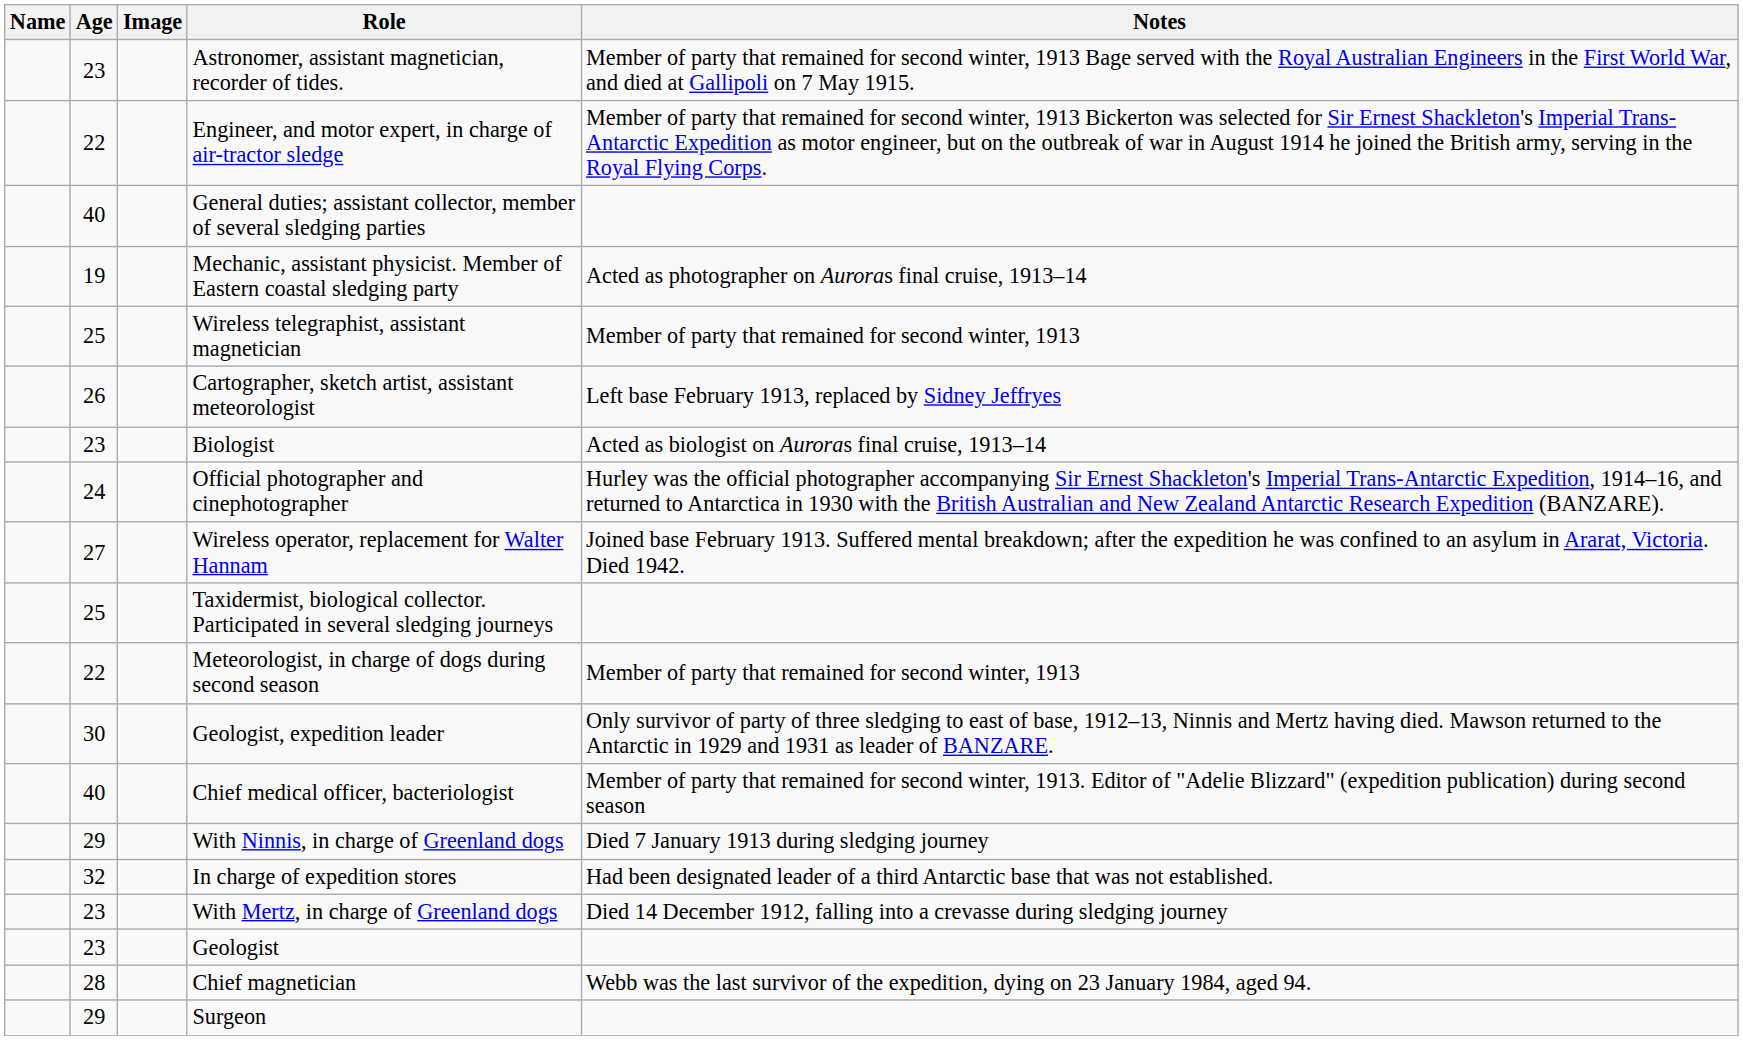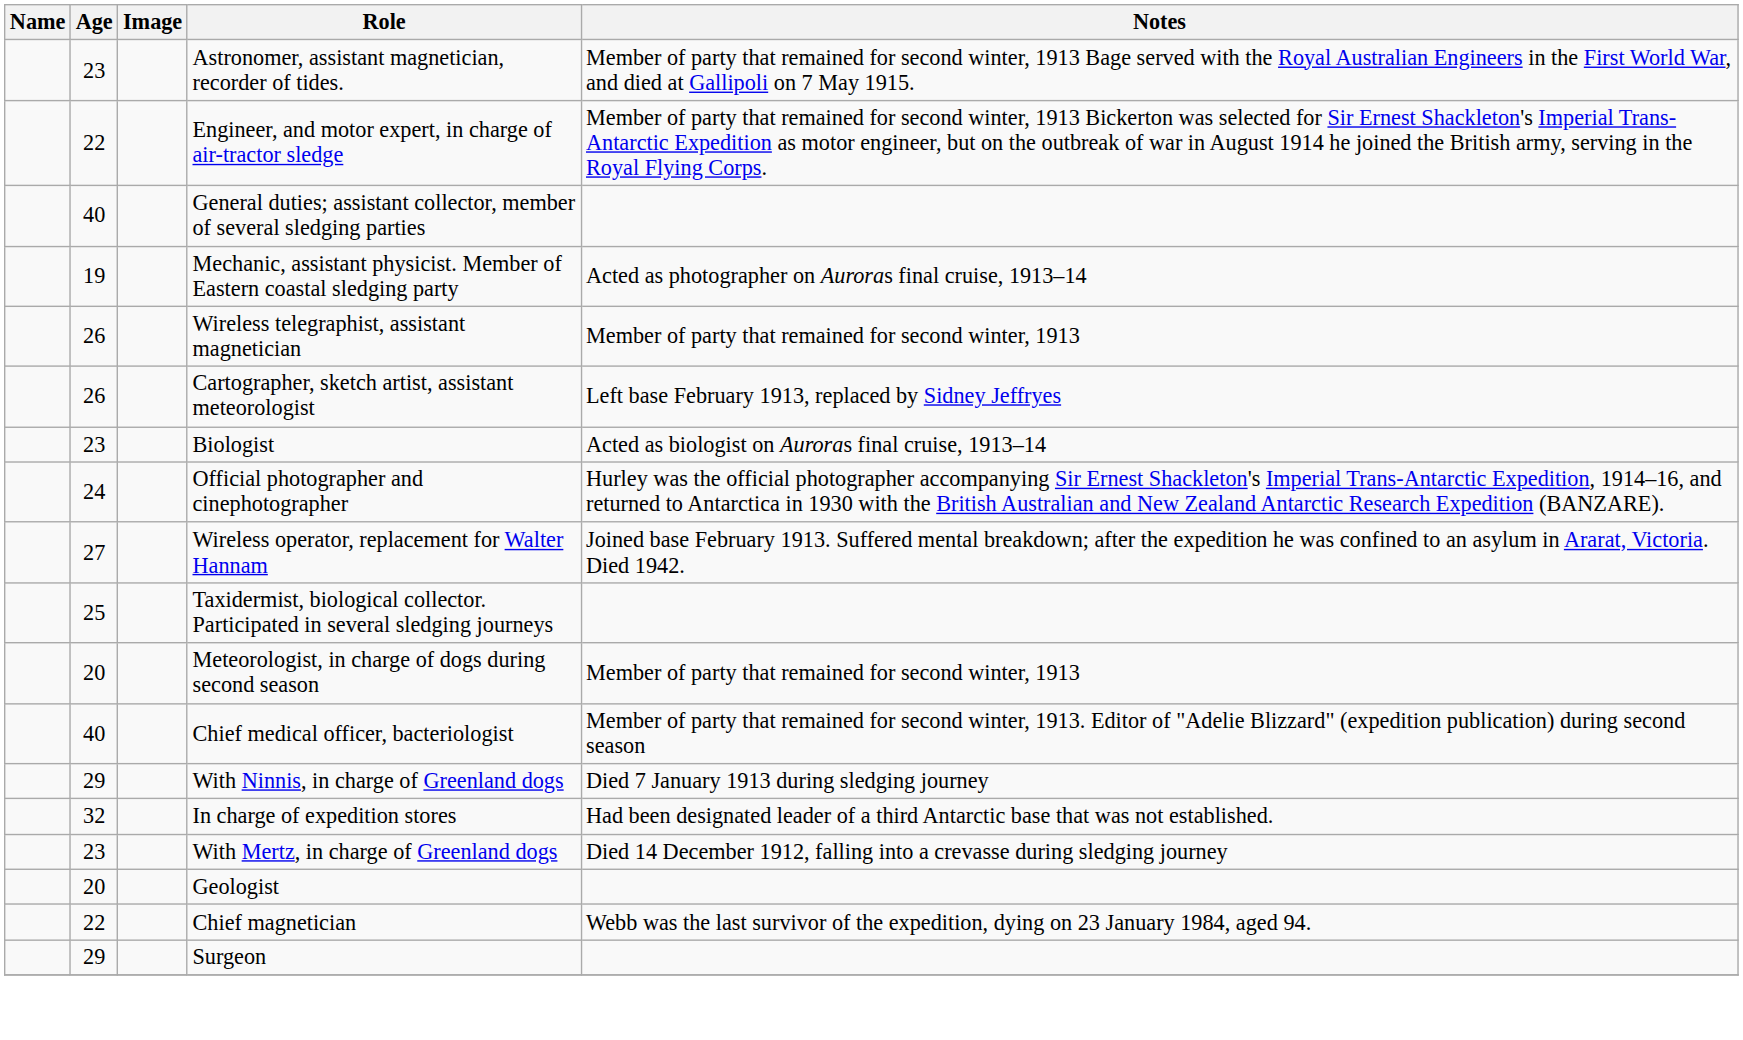(94, 336) 25 -> (94, 336) 26
(94, 672) 22 -> (94, 672) 20
- row: (318, 733)
(94, 947) 23 -> (94, 886) 20
(94, 982) 28 -> (94, 921) 22
